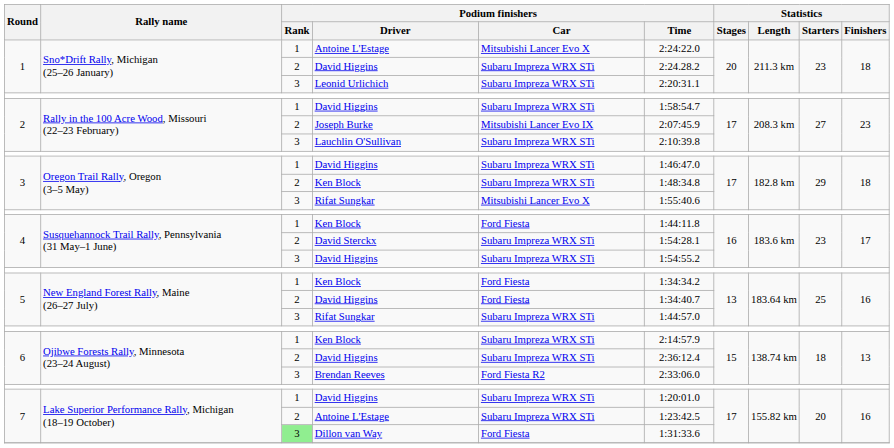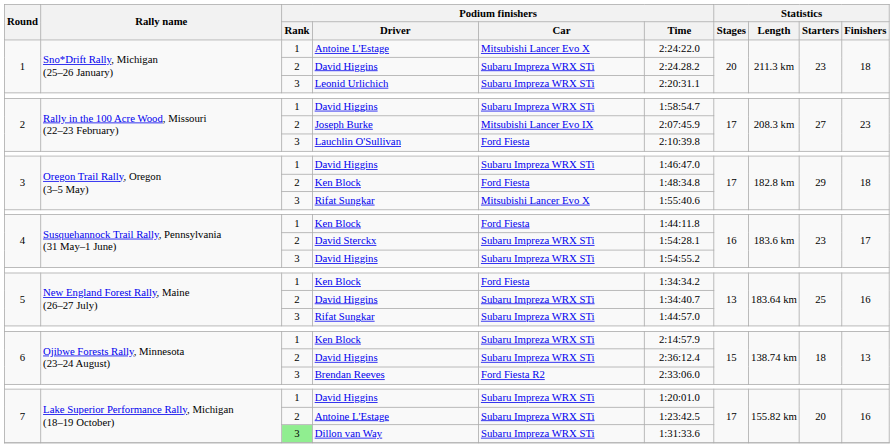(538, 142) Subaru Impreza WRX STi -> (505, 142) Ford Fiesta
(538, 182) Subaru Impreza WRX STi -> (505, 182) Ford Fiesta
(505, 299) Ford Fiesta -> (538, 299) Subaru Impreza WRX STi
(505, 433) Ford Fiesta -> (538, 433) Subaru Impreza WRX STi
